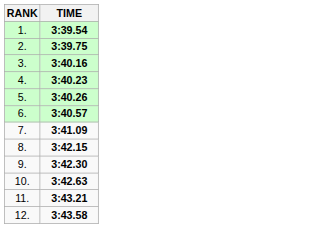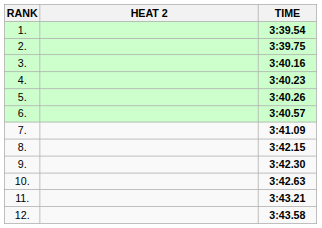+ column: (149, 13)
